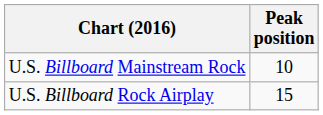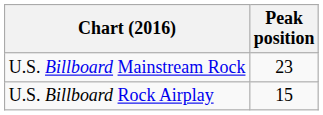(284, 67) 10 -> (284, 67) 23
